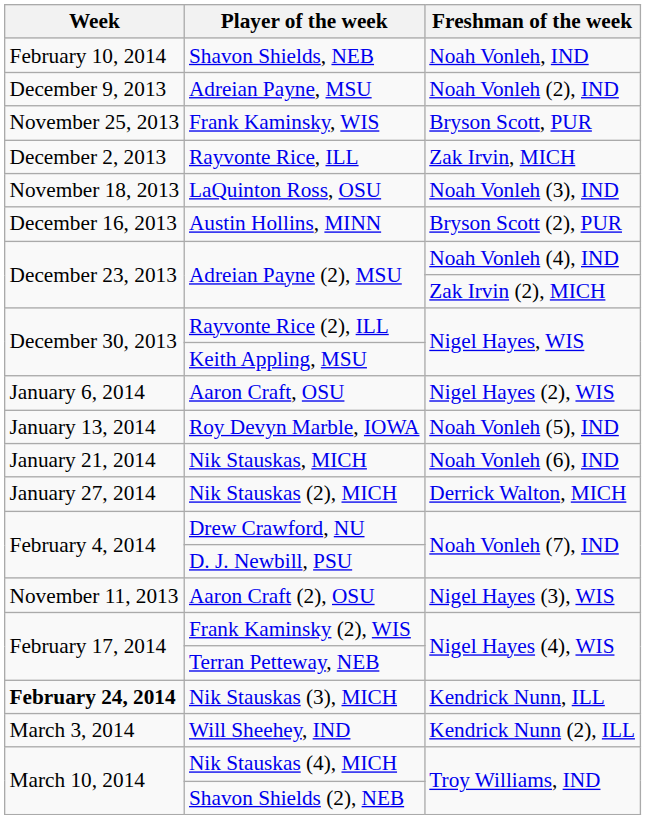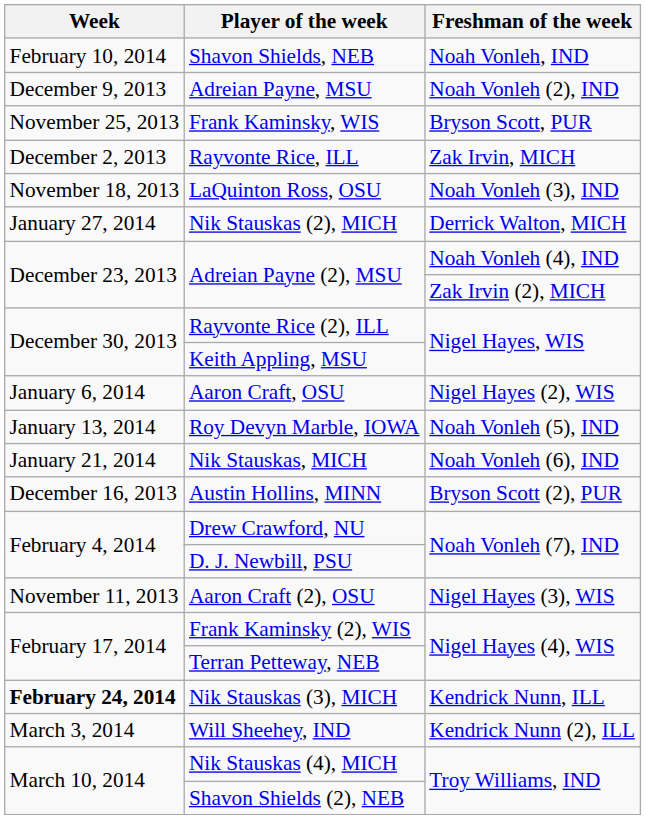rows swapped: (285, 223) <-> (293, 493)
